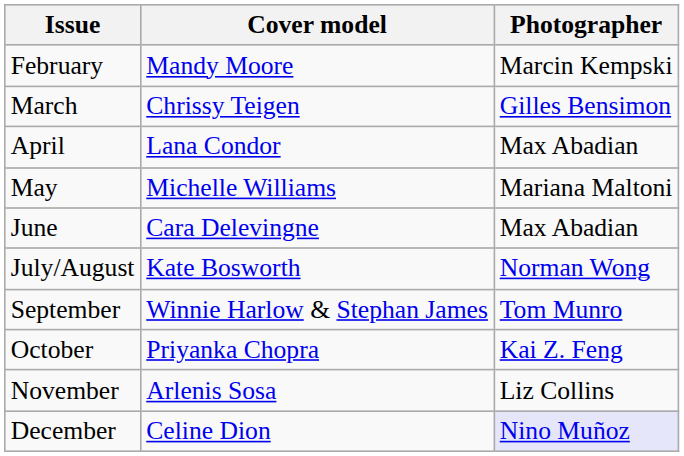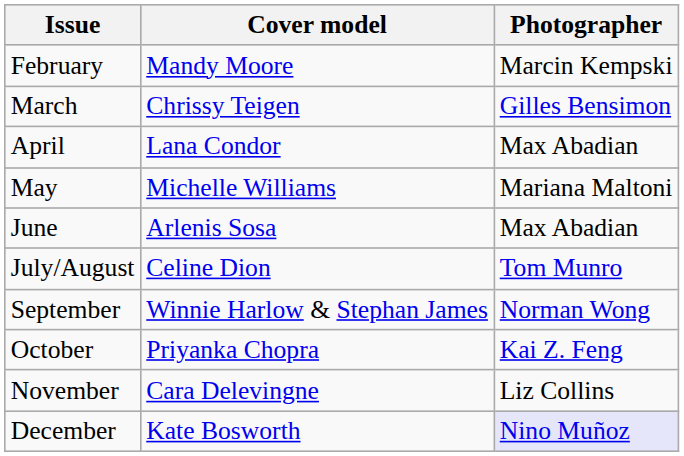(233, 227) Cara Delevingne -> (211, 227) Arlenis Sosa
(223, 268) Kate Bosworth -> (208, 268) Celine Dion
(575, 268) Norman Wong -> (561, 268) Tom Munro
(561, 308) Tom Munro -> (575, 308) Norman Wong
(211, 390) Arlenis Sosa -> (233, 390) Cara Delevingne
(208, 430) Celine Dion -> (223, 430) Kate Bosworth
